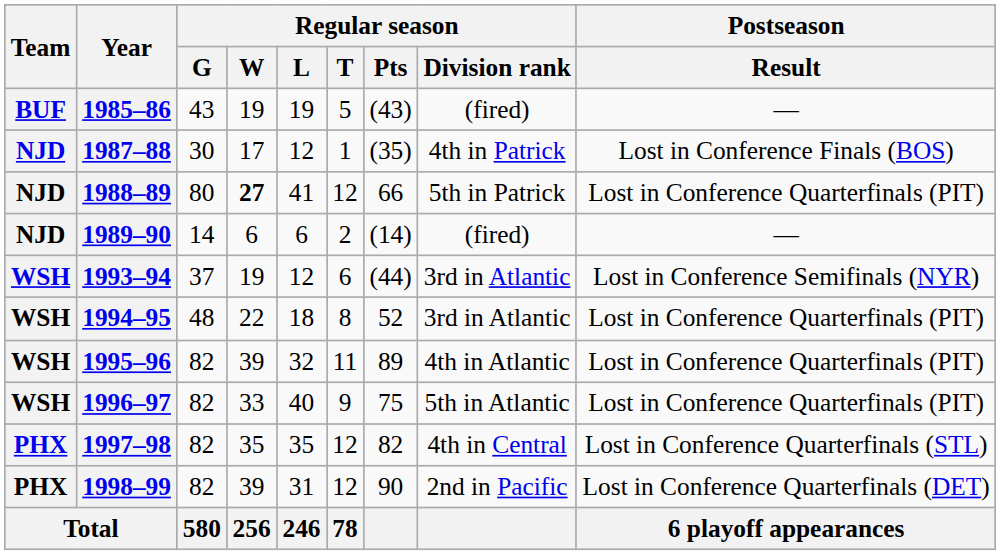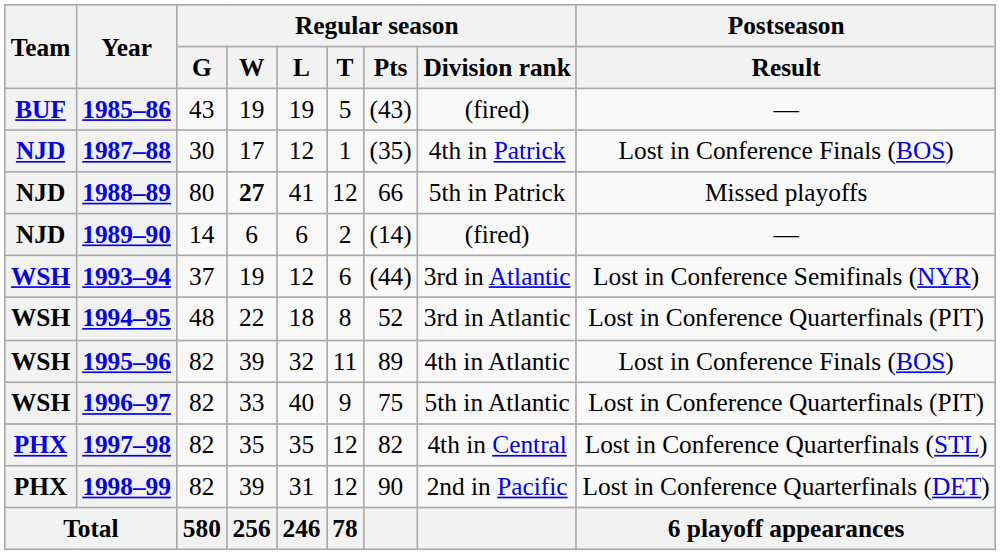(786, 193) Lost in Conference Quarterfinals (PIT) -> (786, 193) Missed playoffs
(786, 360) Lost in Conference Quarterfinals (PIT) -> (786, 360) Lost in Conference Finals (BOS)
